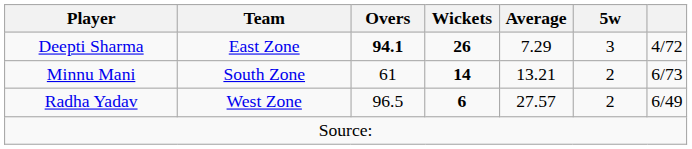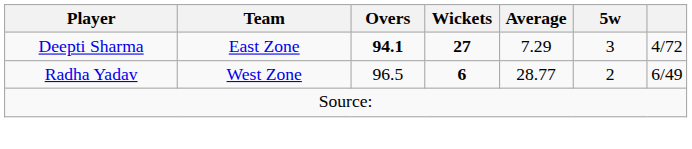(462, 46) 26 -> (462, 46) 27
- row: (91, 74)
(536, 102) 27.57 -> (536, 74) 28.77
